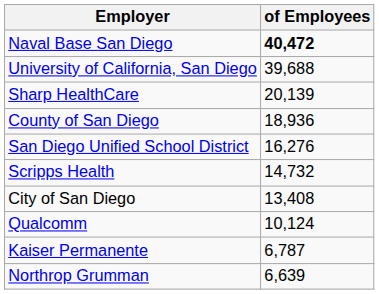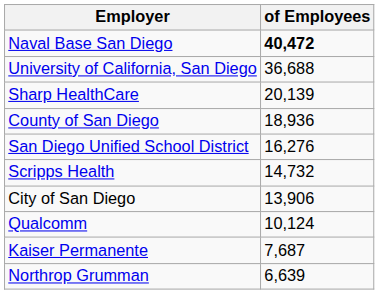(289, 69) 39,688 -> (289, 69) 36,688
(289, 198) 13,408 -> (289, 198) 13,906
(285, 250) 6,787 -> (285, 250) 7,687
